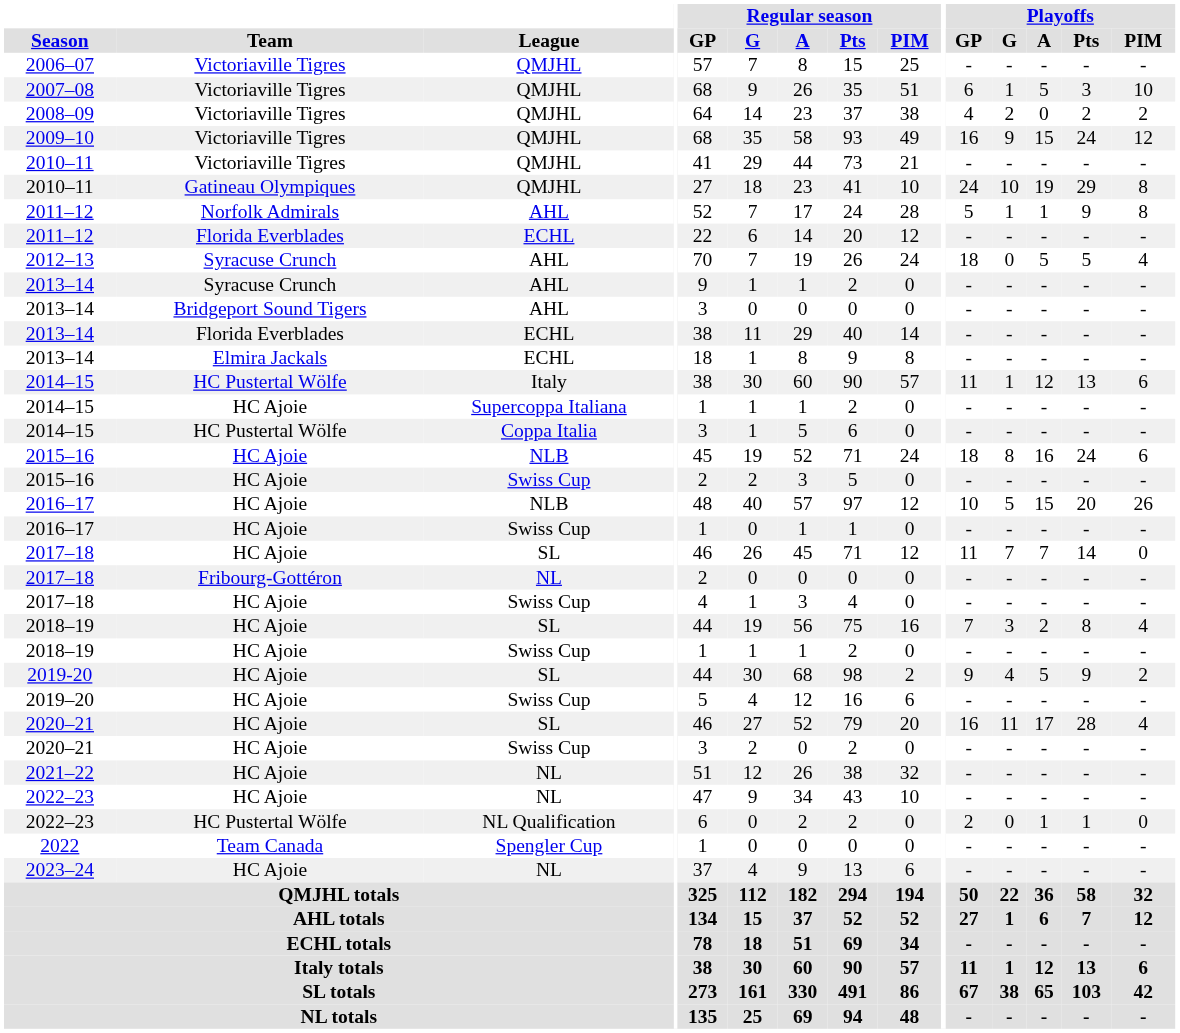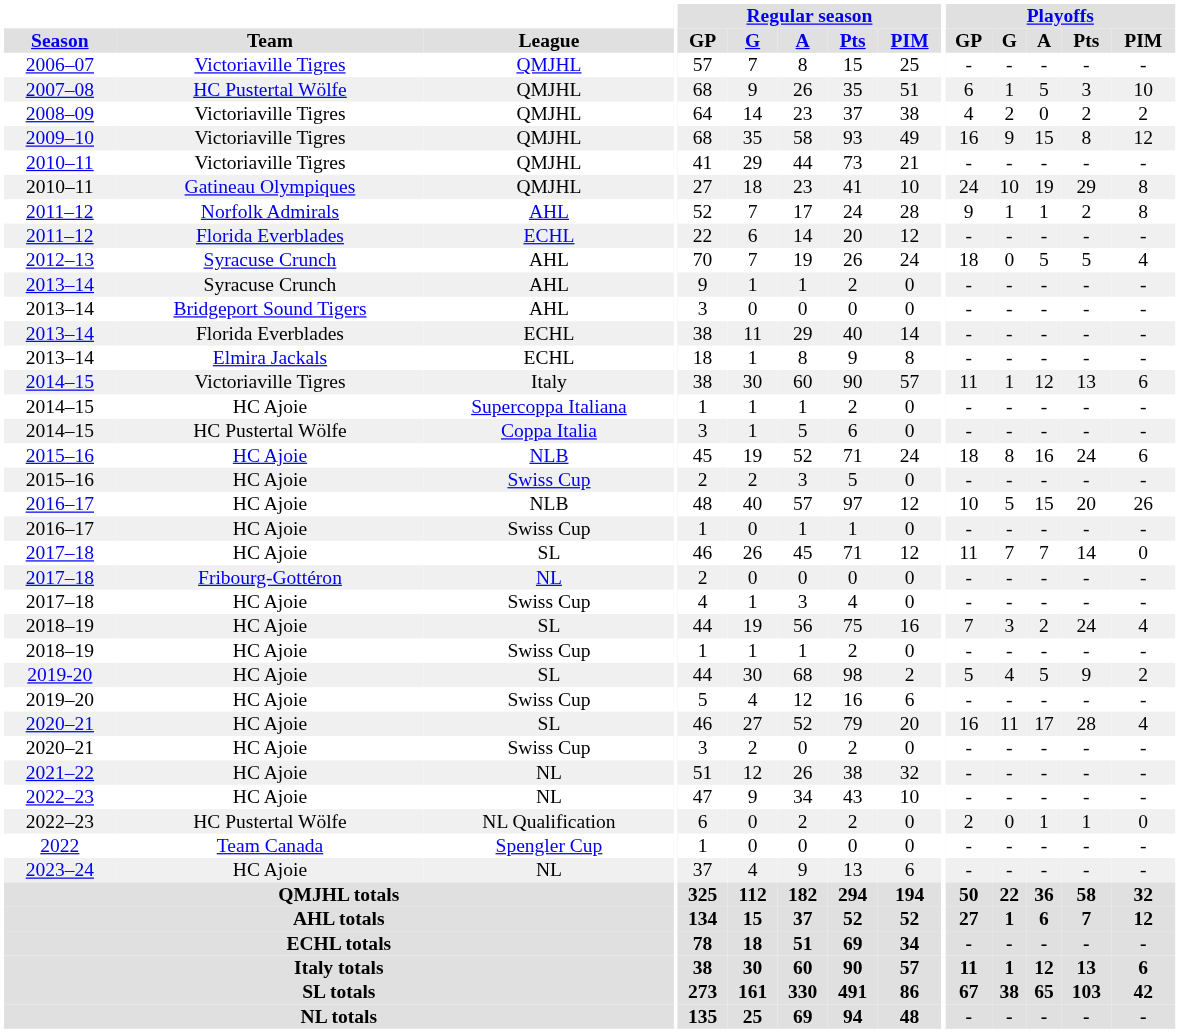(270, 89) Victoriaville Tigres -> (270, 89) HC Pustertal Wölfe
(1086, 138) 24 -> (1086, 138) 8
(969, 211) 5 -> (969, 211) 9
(1086, 211) 9 -> (1086, 211) 2
(270, 382) HC Pustertal Wölfe -> (270, 382) Victoriaville Tigres
(1086, 626) 8 -> (1086, 626) 24
(969, 674) 9 -> (969, 674) 5
